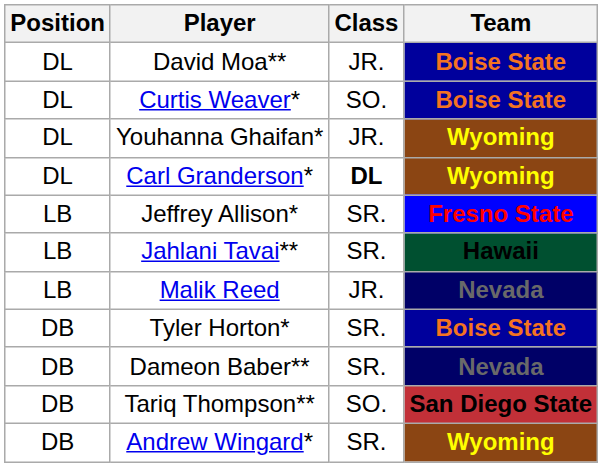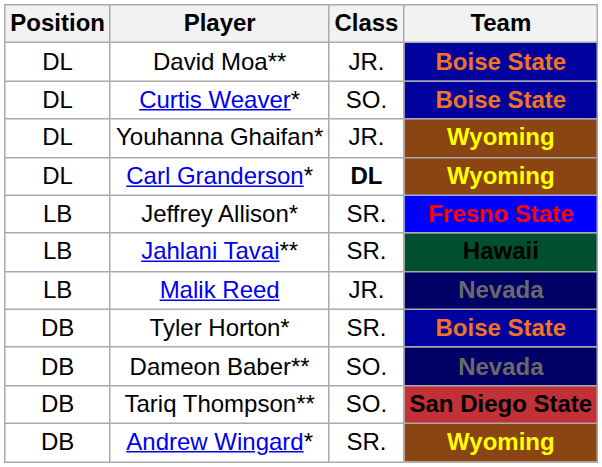(366, 366) SR. -> (366, 366) SO.
